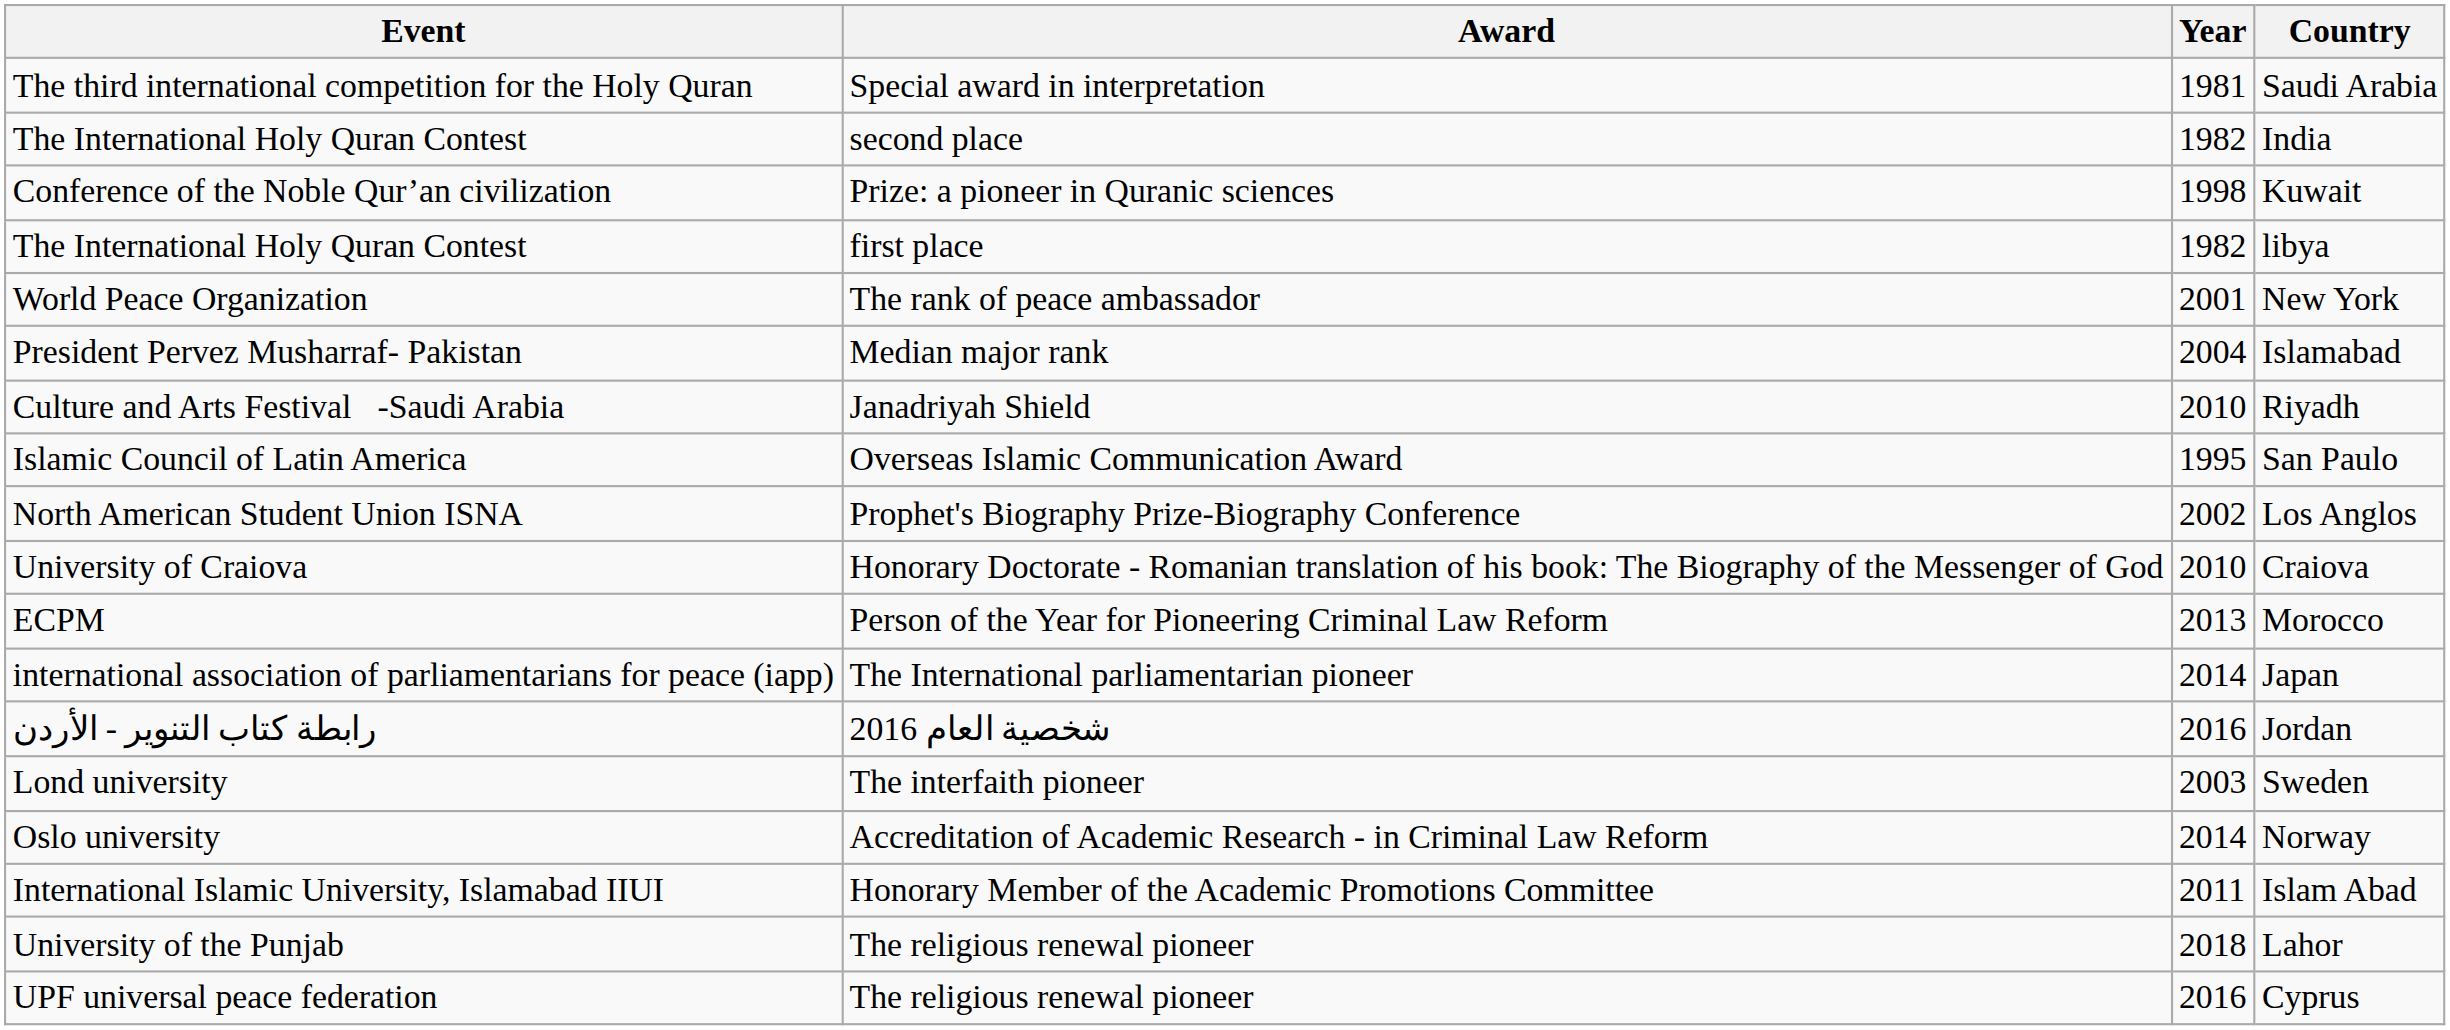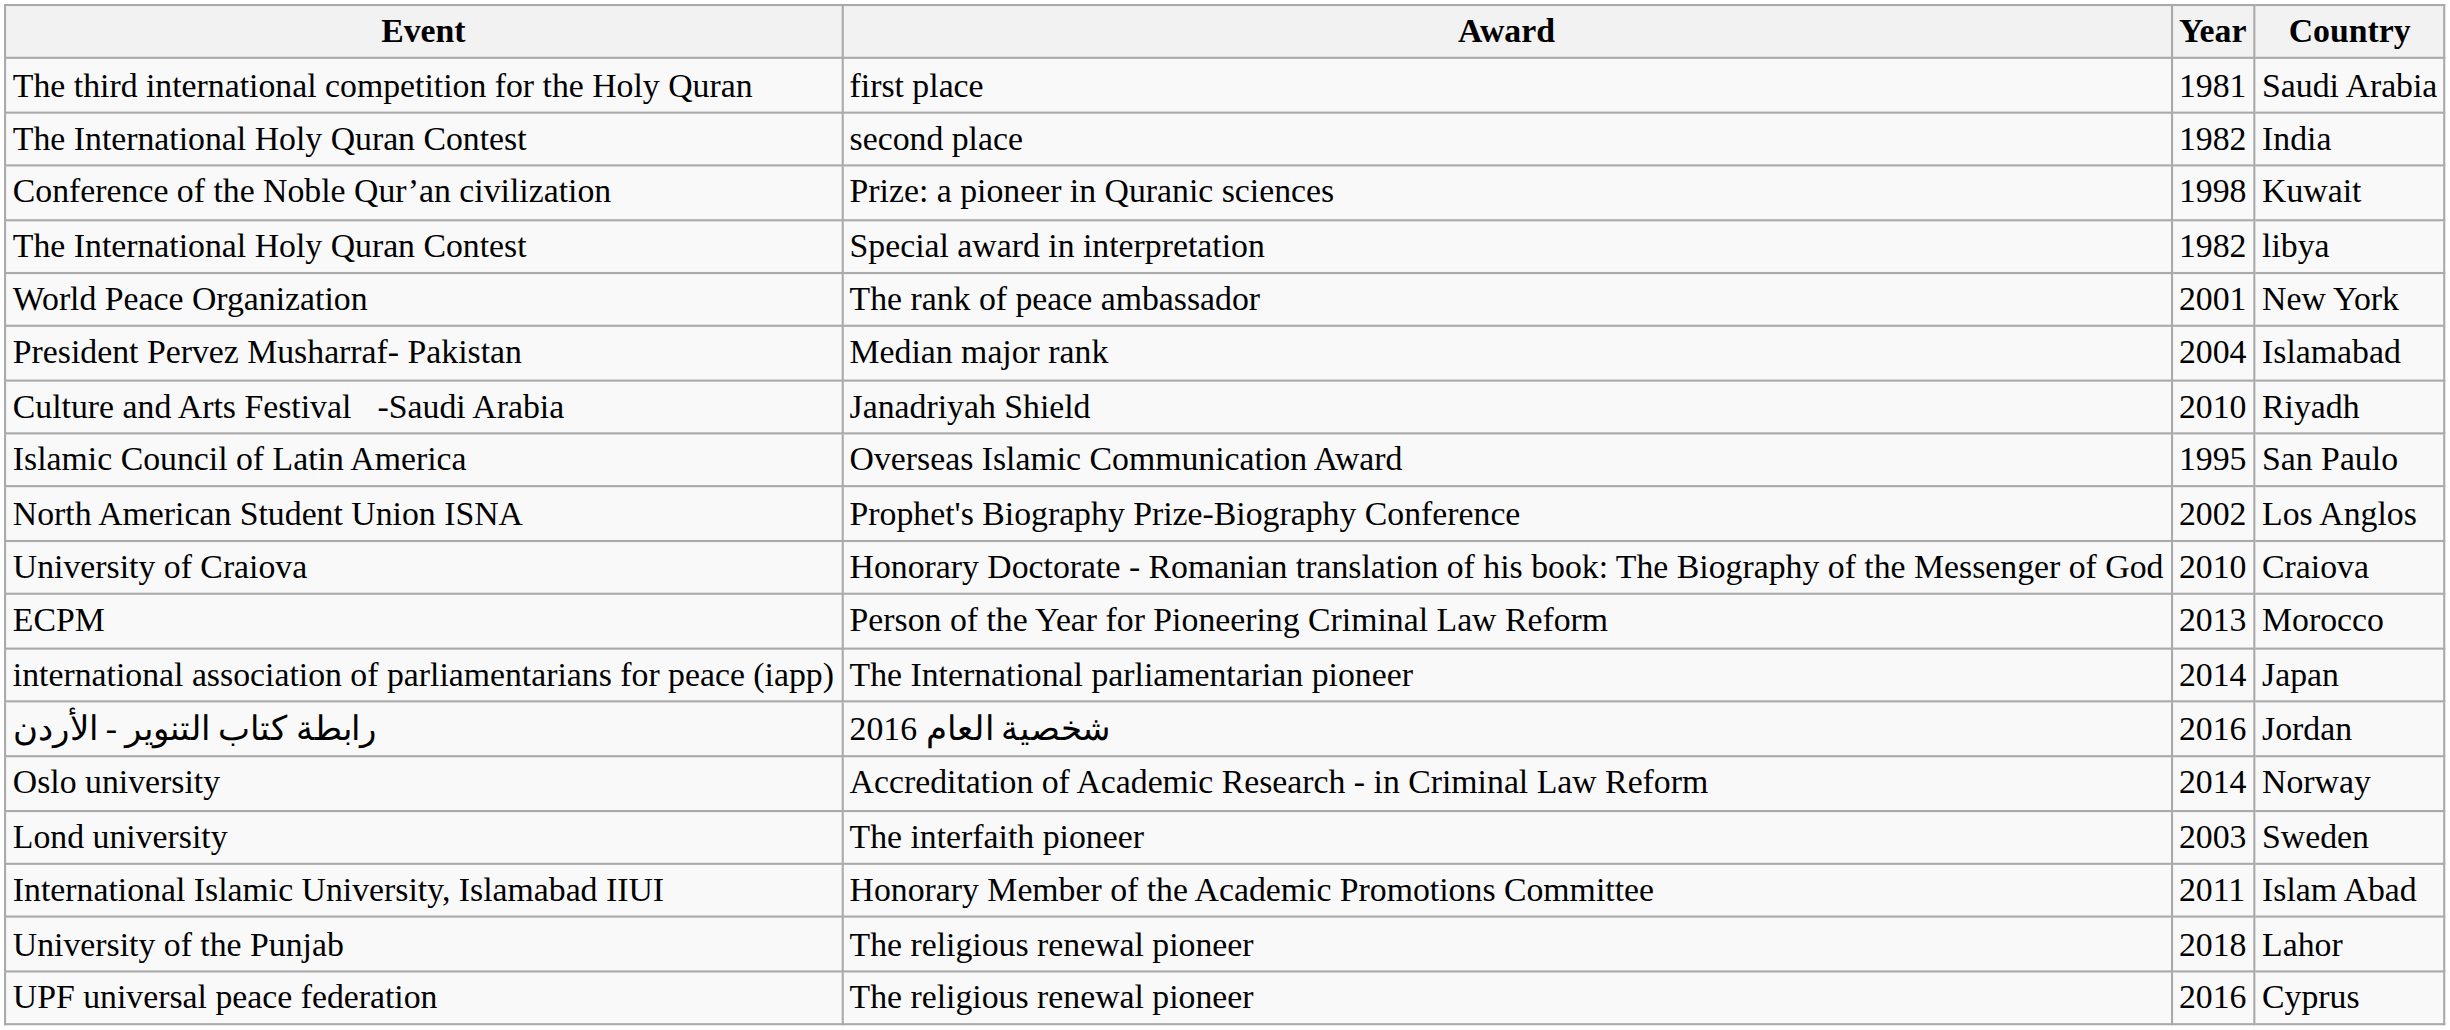(1057, 84) Special award in interpretation -> (917, 84) first place
(917, 245) first place -> (1057, 245) Special award in interpretation
rows swapped: (2316, 836) <-> (2315, 782)
